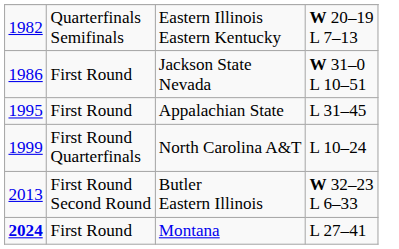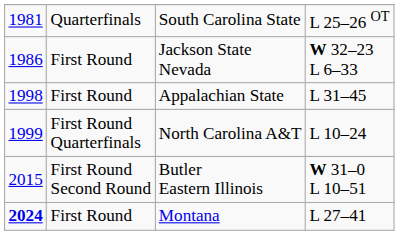+ row: (230, 20)
- row: (220, 27)
(338, 74) W 31–0 L 10–51 -> (341, 59) W 32–23 L 6–33
(26, 110) 1995 -> (26, 96) 1998
(26, 194) 2013 -> (26, 179) 2015
(341, 194) W 32–23 L 6–33 -> (338, 179) W 31–0 L 10–51
